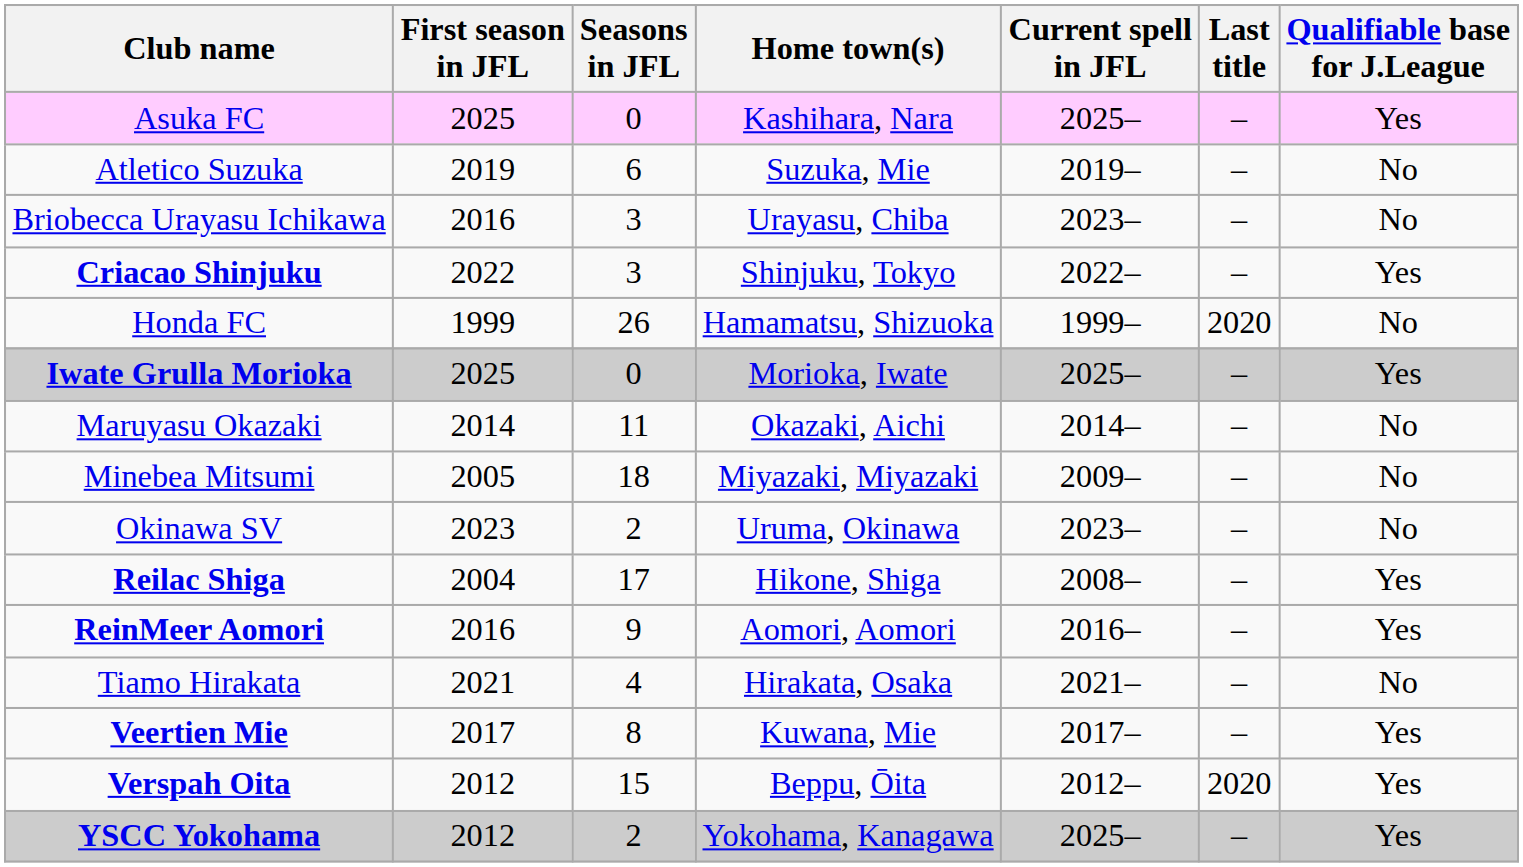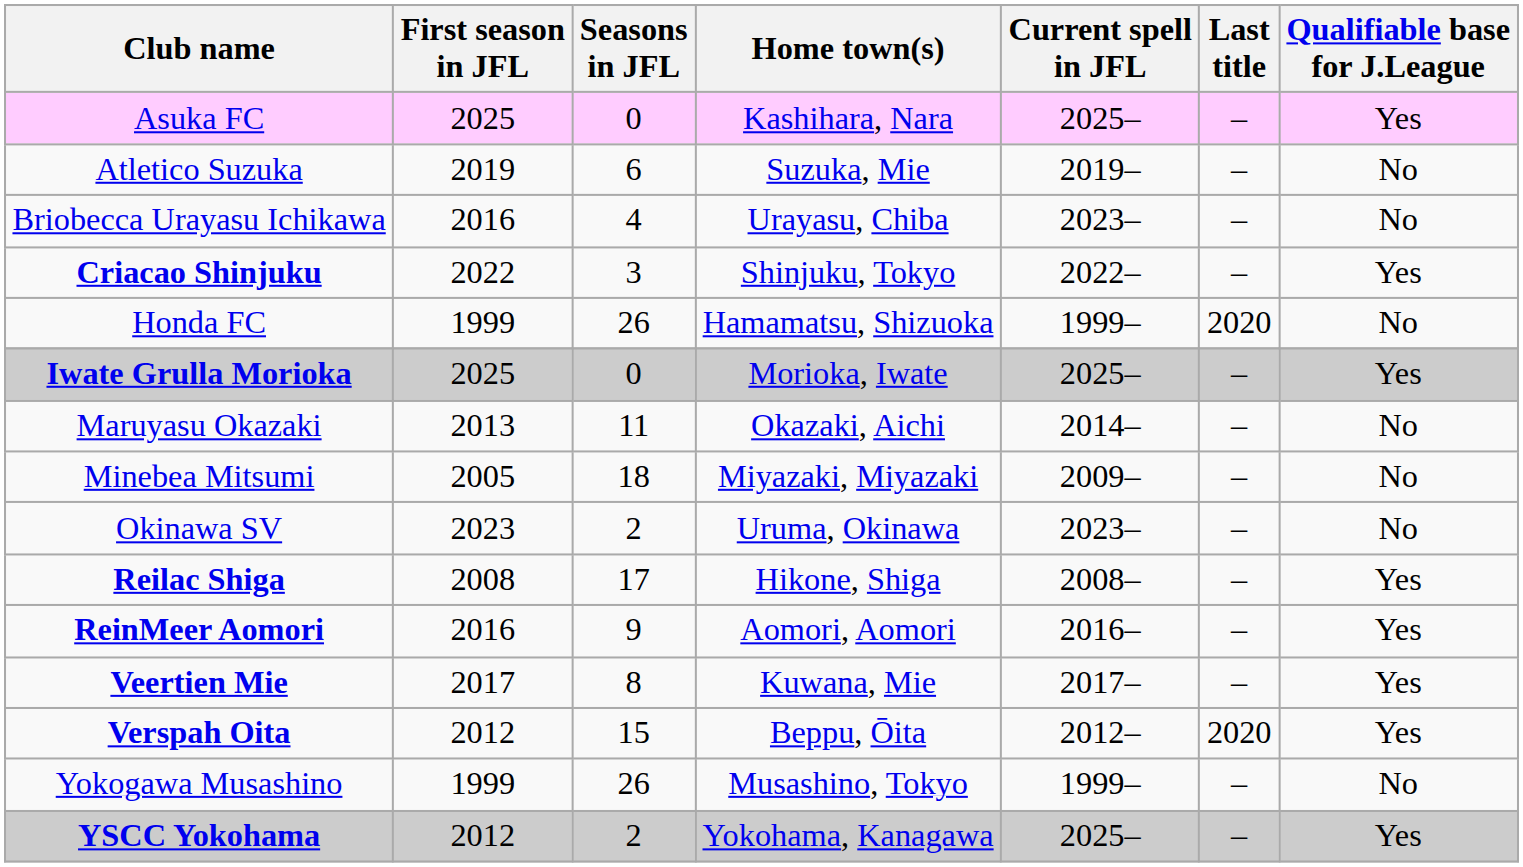(634, 220) 3 -> (634, 220) 4
(483, 425) 2014 -> (483, 425) 2013
(483, 579) 2004 -> (483, 579) 2008
- row: (199, 681)
+ row: (199, 784)
